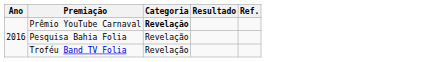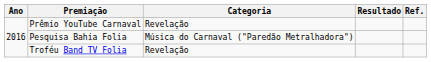(167, 24) bold -> (167, 24) normal
(167, 37) Revelação -> (249, 37) Música do Carnaval ("Paredão Metralhadora")
